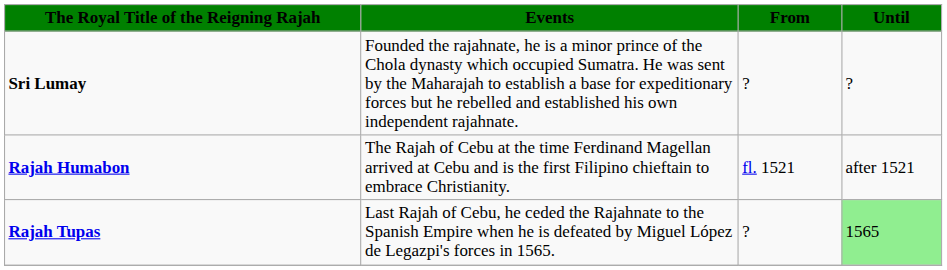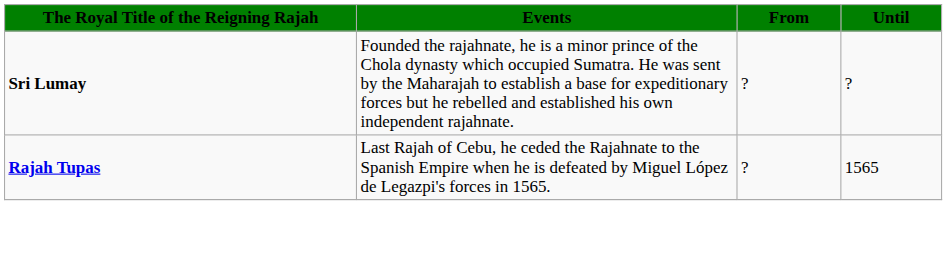- row: (69, 167)
(862, 232) lightgreen background -> (862, 167) no background
